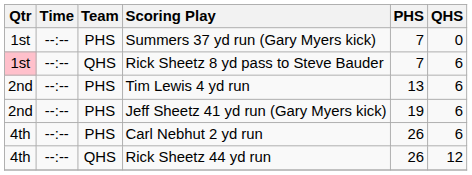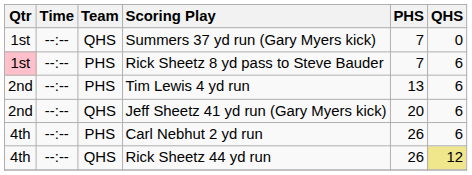(100, 39) PHS -> (100, 39) QHS
(100, 63) QHS -> (100, 63) PHS
(100, 110) PHS -> (100, 110) QHS
(416, 110) 19 -> (416, 110) 20
(455, 157) no background -> (455, 157) khaki background
